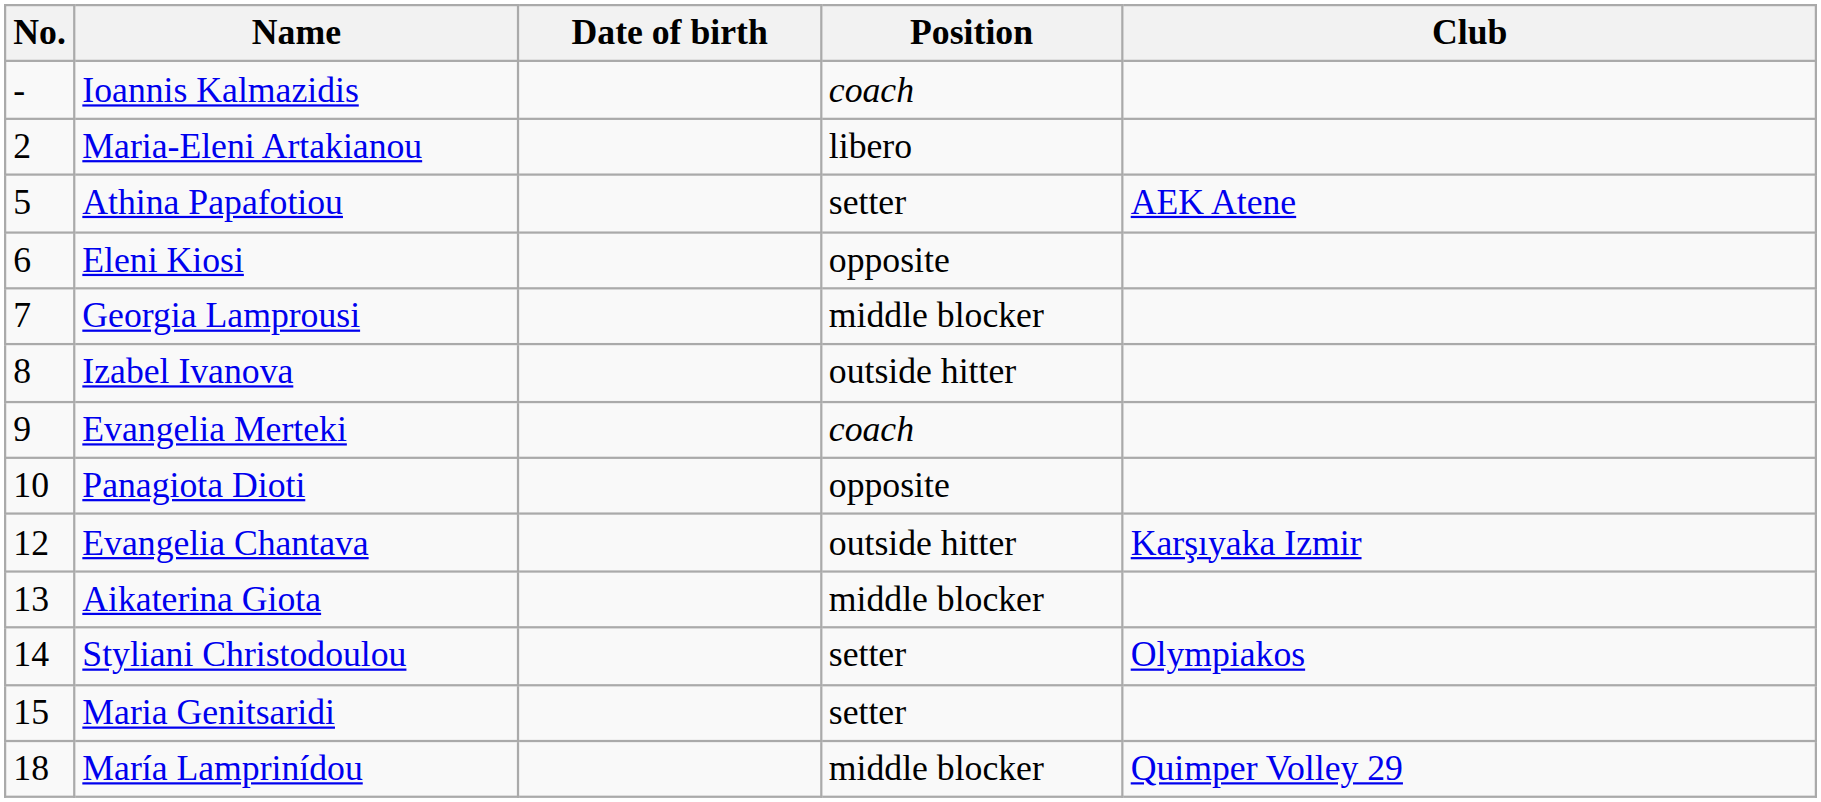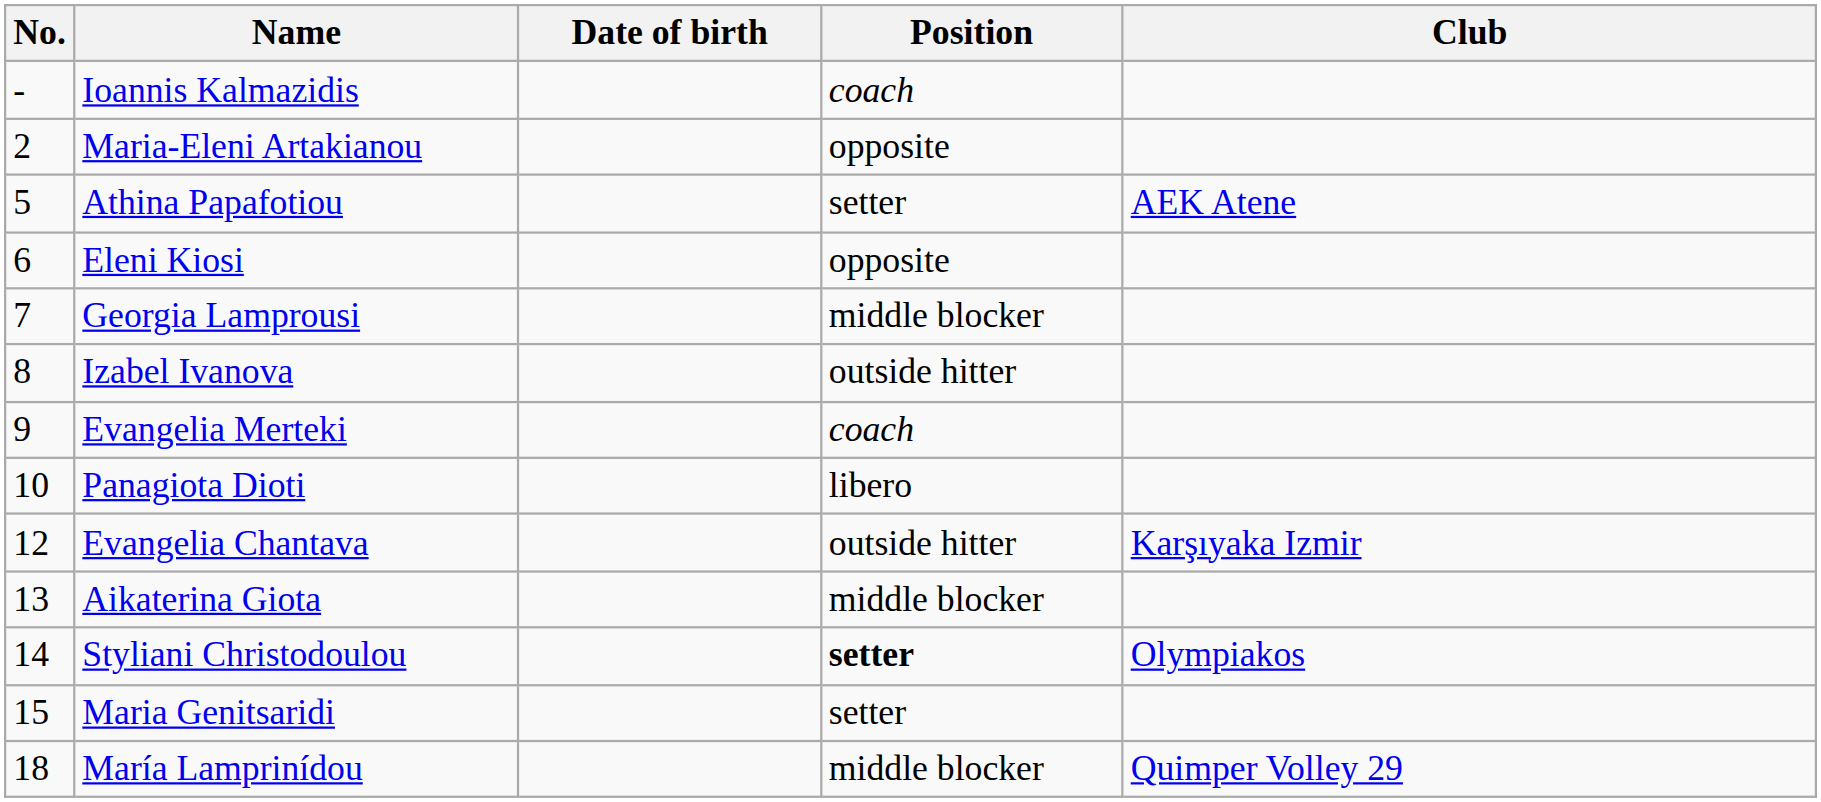(870, 145) libero -> (889, 145) opposite
(889, 485) opposite -> (870, 485) libero
(867, 655) normal -> (871, 655) bold
